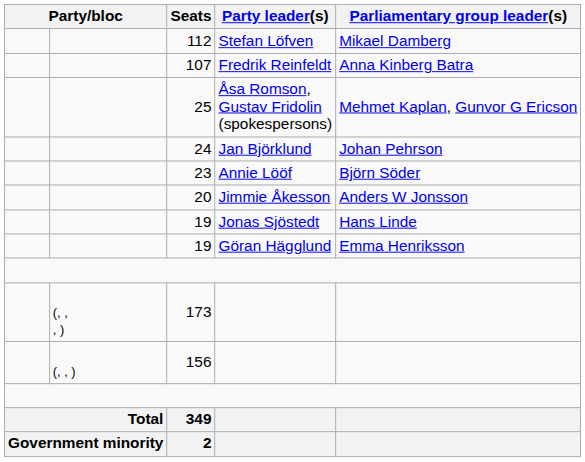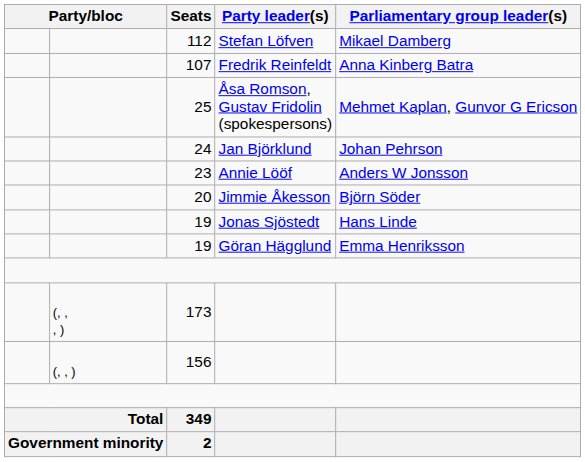(380, 173) Björn Söder -> (404, 173) Anders W Jonsson
(404, 197) Anders W Jonsson -> (380, 197) Björn Söder
